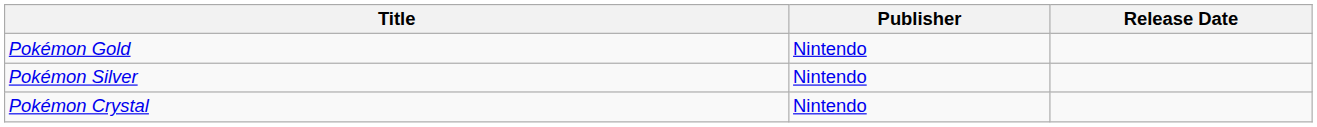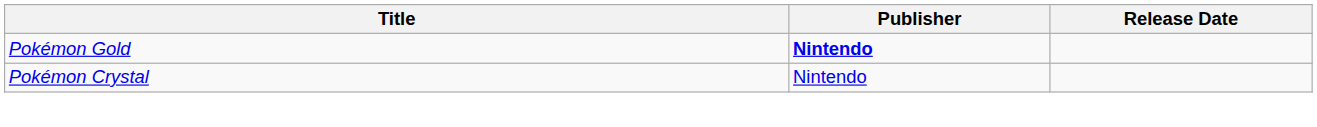(830, 48) normal -> (833, 48) bold
- row: (73, 77)
